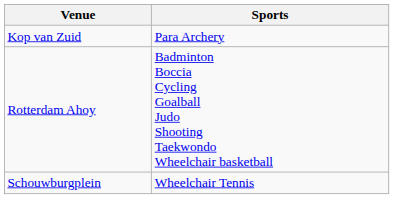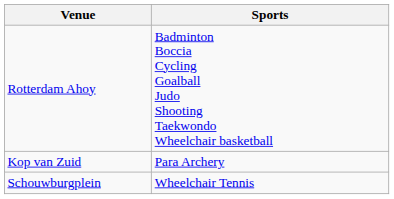rows swapped: (52, 109) <-> (44, 36)
